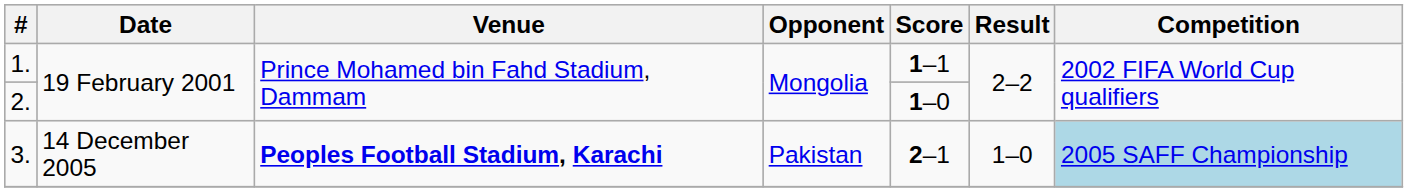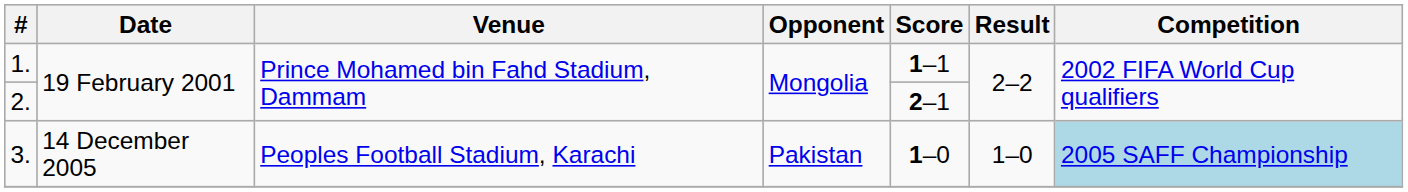(929, 102) 1–0 -> (929, 102) 2–1
(461, 154) bold -> (448, 154) normal
(929, 154) 2–1 -> (929, 154) 1–0
